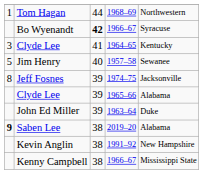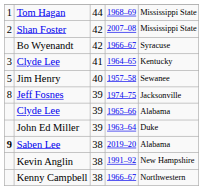(163, 12) Northwestern -> (168, 12) Mississippi State
+ row: (41, 29)
(97, 29) bold -> (97, 45) normal
(168, 161) Mississippi State -> (163, 177) Northwestern
